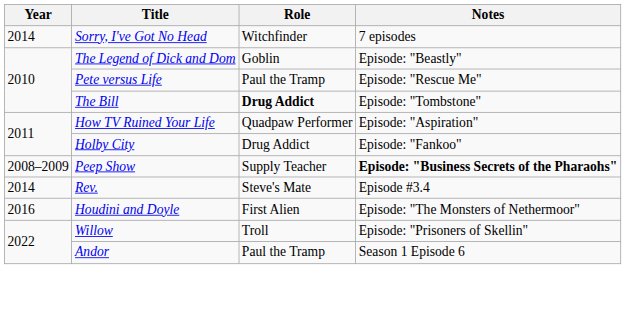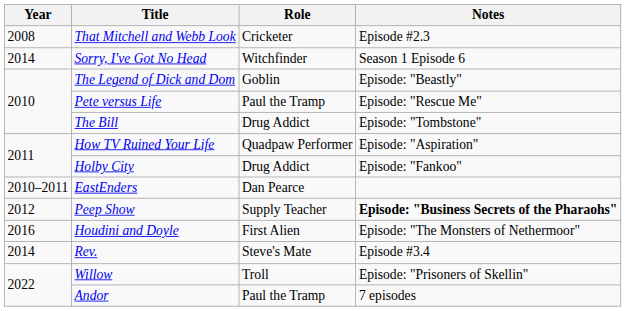+ row: (155, 36)
(387, 36) 7 episodes -> (412, 58) Season 1 Episode 6
(278, 101) bold -> (276, 123) normal
+ row: (106, 187)
(38, 166) 2008–2009 -> (21, 209) 2012
rows swapped: (86, 187) <-> (127, 209)
(412, 252) Season 1 Episode 6 -> (387, 295) 7 episodes
